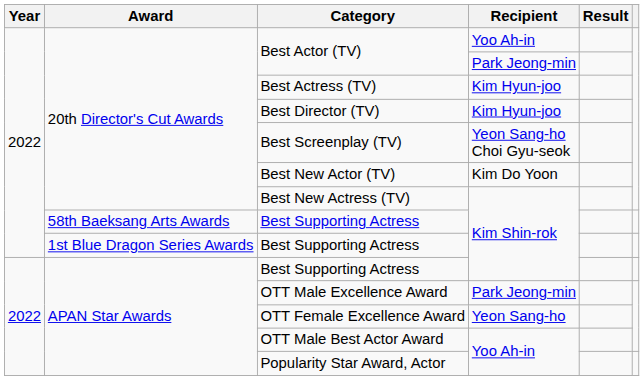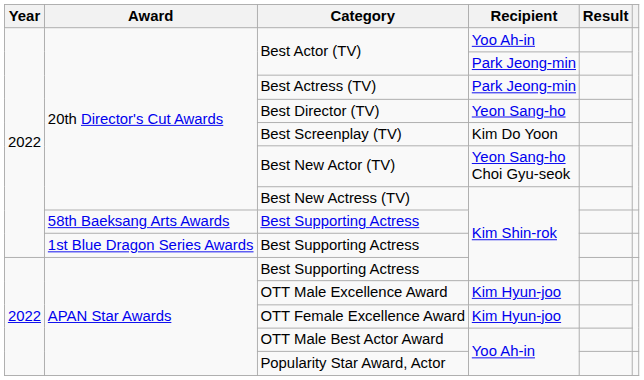(516, 87) Kim Hyun-joo -> (524, 87) Park Jeong-min
(516, 110) Kim Hyun-joo -> (519, 110) Yeon Sang-ho
(521, 142) Yeon Sang-ho Choi Gyu-seok -> (515, 134) Kim Do Yoon
(515, 174) Kim Do Yoon -> (521, 166) Yeon Sang-ho Choi Gyu-seok
(524, 292) Park Jeong-min -> (516, 292) Kim Hyun-joo
(519, 316) Yeon Sang-ho -> (516, 316) Kim Hyun-joo
